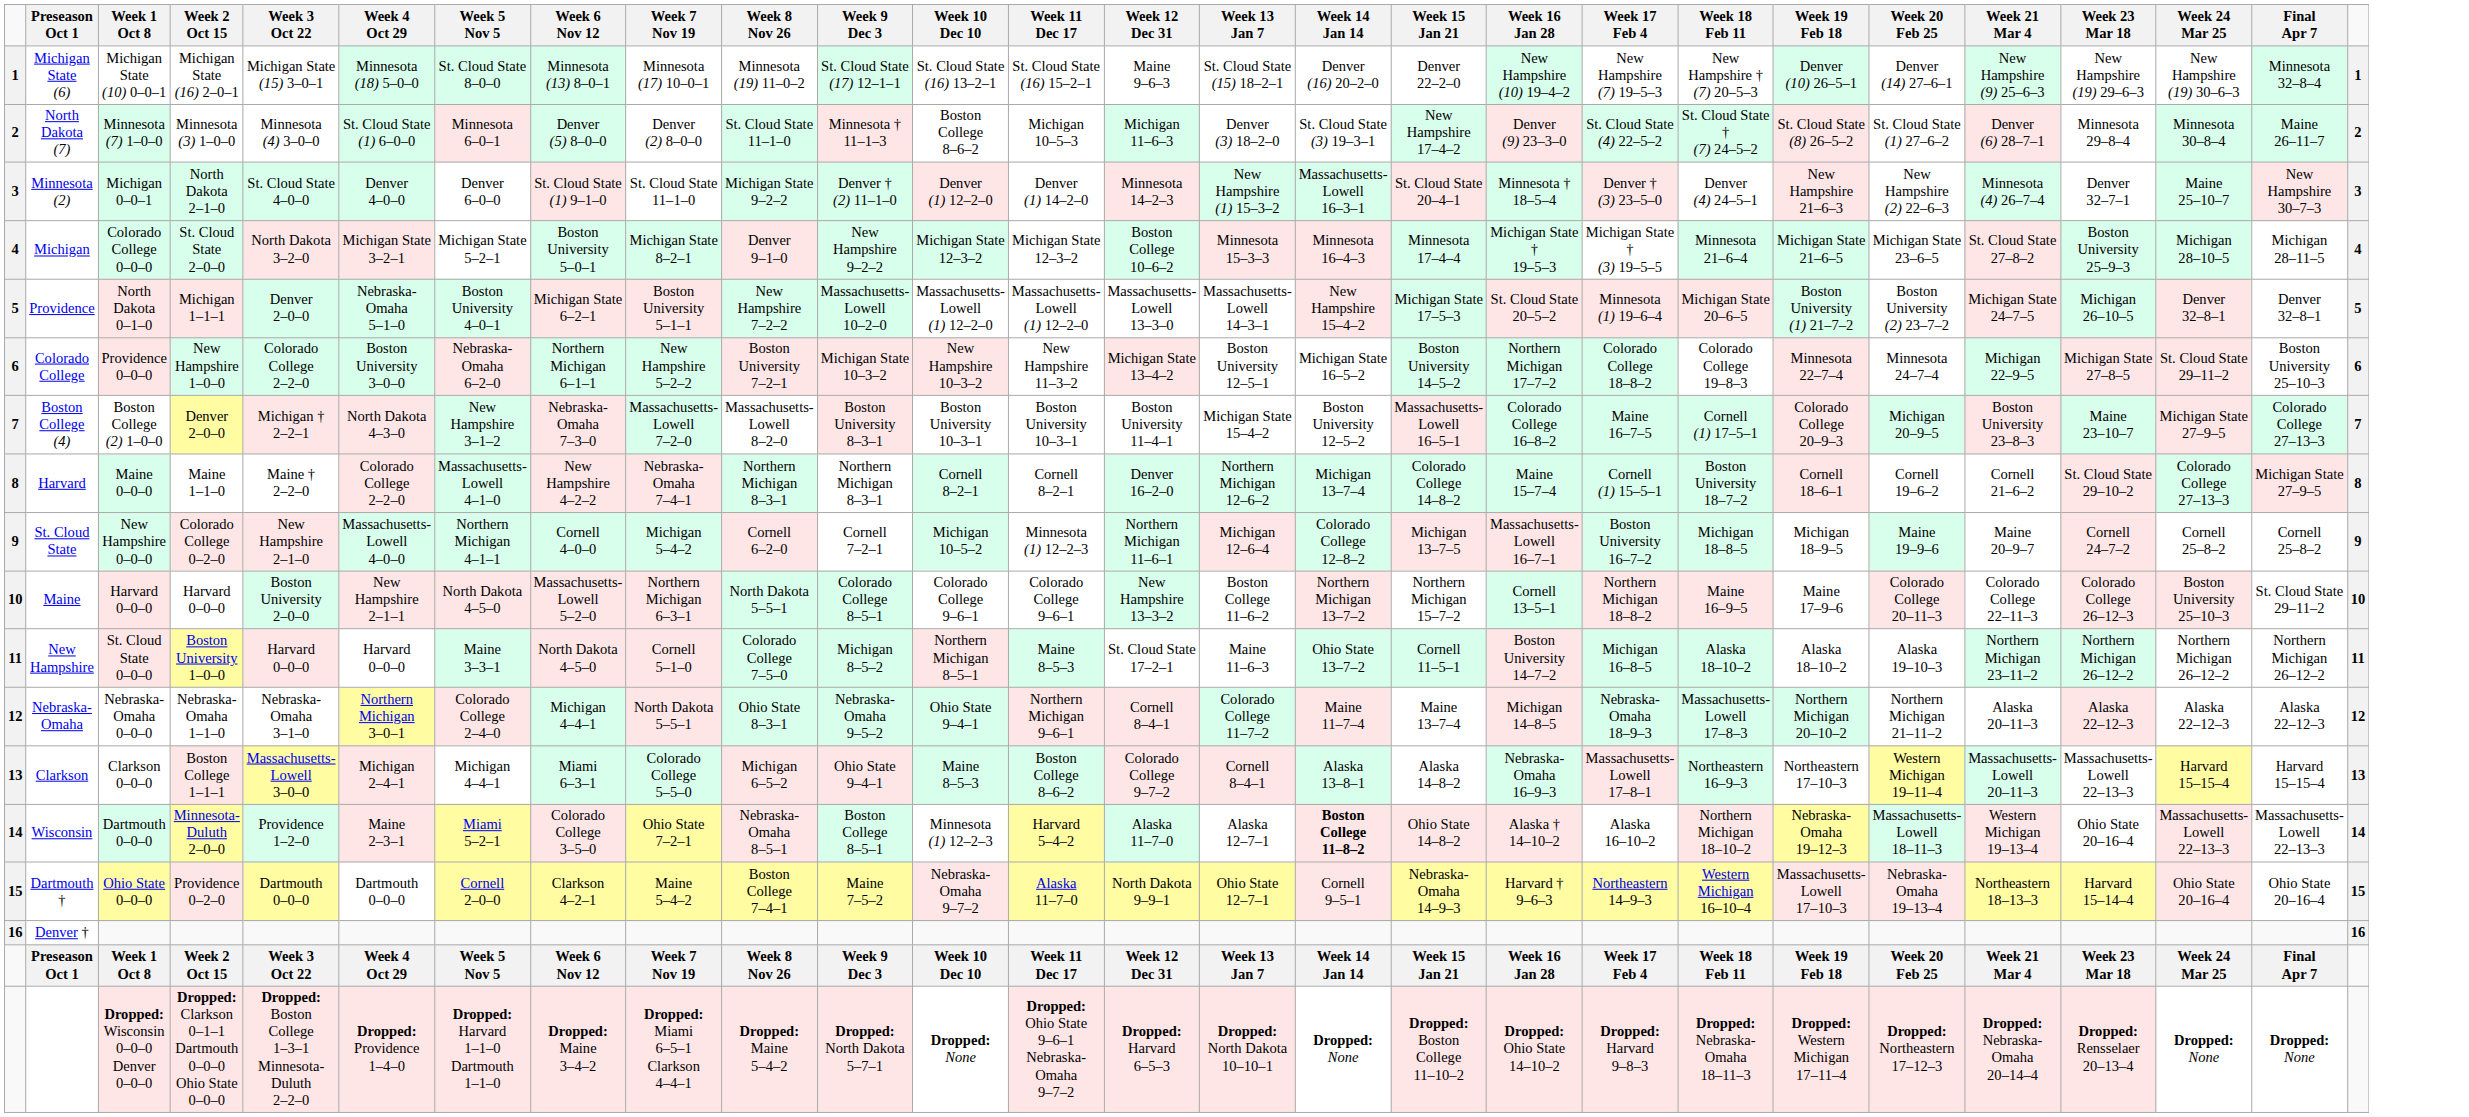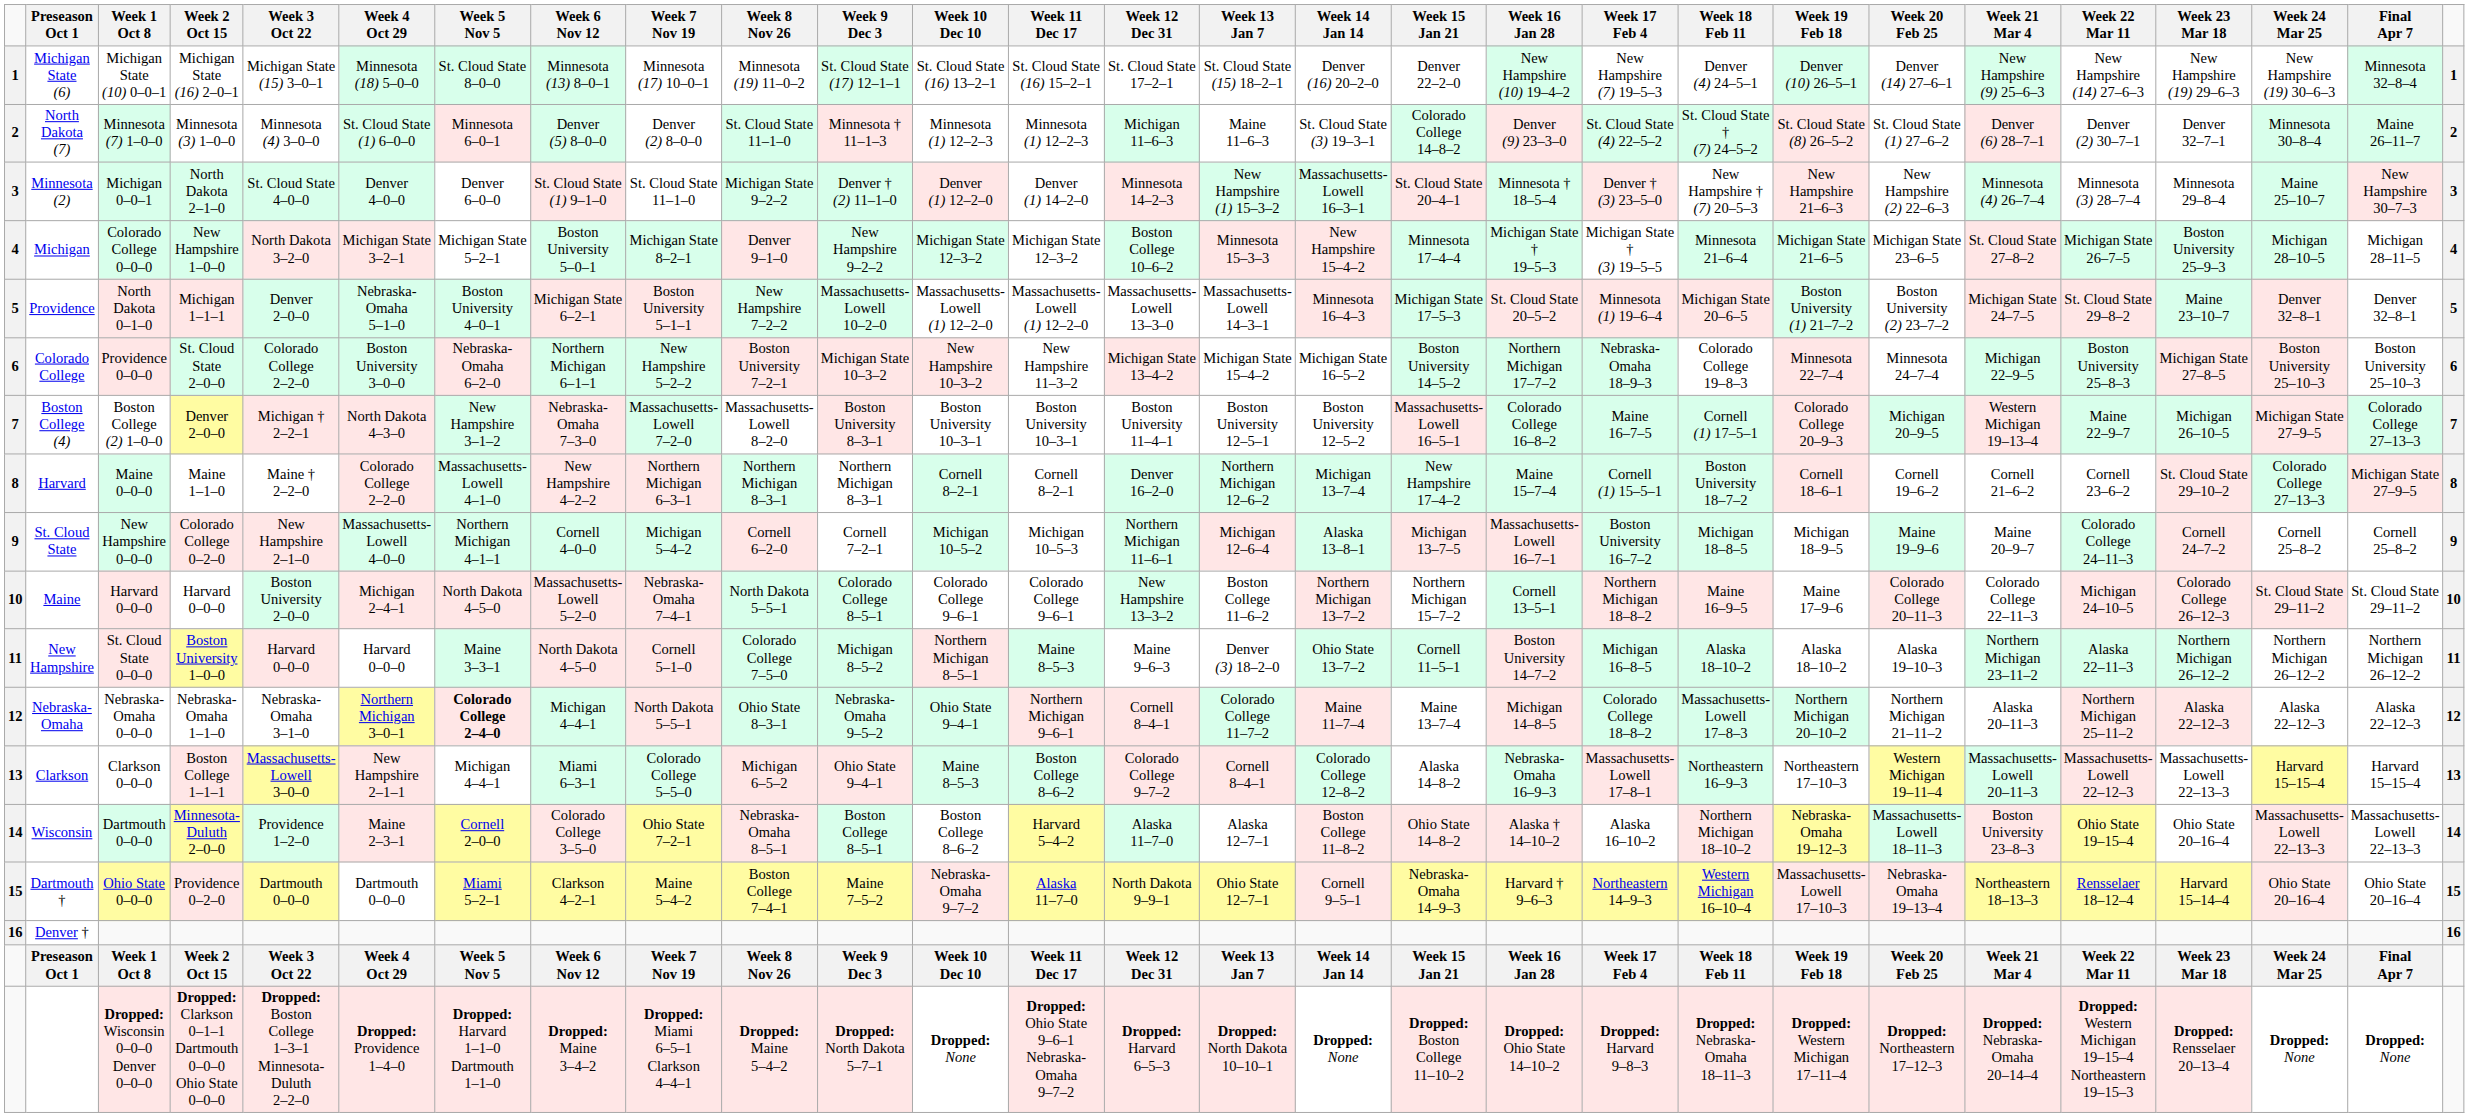+ column: (2108, 25)
(1152, 75) Maine 9–6–3 -> (1152, 75) St. Cloud State 17–2–1
(1726, 75) New Hampshire † (7) 20–5–3 -> (1726, 75) Denver (4) 24–5–1
(961, 133) Boston College 8–6–2 -> (961, 133) Minnesota (1) 12–2–3
(1056, 133) Michigan 10–5–3 -> (1056, 133) Minnesota (1) 12–2–3
(1247, 133) Denver (3) 18–2–0 -> (1247, 133) Maine 11–6–3
(1439, 133) New Hampshire 17–4–2 -> (1439, 133) Colorado College 14–8–2
(2108, 133) Minnesota 29–8–4 -> (2204, 133) Denver 32–7–1
(1726, 191) Denver (4) 24–5–1 -> (1726, 191) New Hampshire † (7) 20–5–3
(2108, 191) Denver 32–7–1 -> (2204, 191) Minnesota 29–8–4
(207, 250) St. Cloud State 2–0–0 -> (207, 250) New Hampshire 1–0–0
(1343, 250) Minnesota 16–4–3 -> (1343, 250) New Hampshire 15–4–2
(1343, 308) New Hampshire 15–4–2 -> (1343, 308) Minnesota 16–4–3
(2108, 308) Michigan 26–10–5 -> (2204, 308) Maine 23–10–7
(207, 366) New Hampshire 1–0–0 -> (207, 366) St. Cloud State 2–0–0
(1247, 366) Boston University 12–5–1 -> (1247, 366) Michigan State 15–4–2
(1630, 366) Colorado College 18–8–2 -> (1630, 366) Nebraska-Omaha 18–9–3
(2204, 366) St. Cloud State 29–11–2 -> (2299, 366) Boston University 25–10–3
(1247, 425) Michigan State 15–4–2 -> (1247, 425) Boston University 12–5–1
(2013, 425) Boston University 23–8–3 -> (2013, 425) Western Michigan 19–13–4
(2108, 425) Maine 23–10–7 -> (2204, 425) Michigan 26–10–5
(674, 483) Nebraska-Omaha 7–4–1 -> (674, 483) Northern Michigan 6–3–1
(1439, 483) Colorado College 14–8–2 -> (1439, 483) New Hampshire 17–4–2
(1056, 541) Minnesota (1) 12–2–3 -> (1056, 541) Michigan 10–5–3
(1343, 541) Colorado College 12–8–2 -> (1343, 541) Alaska 13–8–1
(387, 600) New Hampshire 2–1–1 -> (387, 600) Michigan 2–4–1
(674, 600) Northern Michigan 6–3–1 -> (674, 600) Nebraska-Omaha 7–4–1
(2204, 600) Boston University 25–10–3 -> (2299, 600) St. Cloud State 29–11–2
(1152, 658) St. Cloud State 17–2–1 -> (1152, 658) Maine 9–6–3
(1247, 658) Maine 11–6–3 -> (1247, 658) Denver (3) 18–2–0
(482, 716) normal -> (482, 716) bold
(1630, 716) Nebraska-Omaha 18–9–3 -> (1630, 716) Colorado College 18–8–2
(387, 775) Michigan 2–4–1 -> (387, 775) New Hampshire 2–1–1
(1343, 775) Alaska 13–8–1 -> (1343, 775) Colorado College 12–8–2
(482, 833) Miami 5–2–1 -> (482, 833) Cornell 2–0–0
(961, 833) Minnesota (1) 12–2–3 -> (961, 833) Boston College 8–6–2
(1343, 833) bold -> (1343, 833) normal
(2013, 833) Western Michigan 19–13–4 -> (2013, 833) Boston University 23–8–3
(482, 891) Cornell 2–0–0 -> (482, 891) Miami 5–2–1
